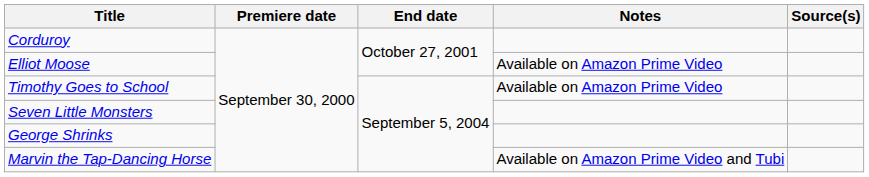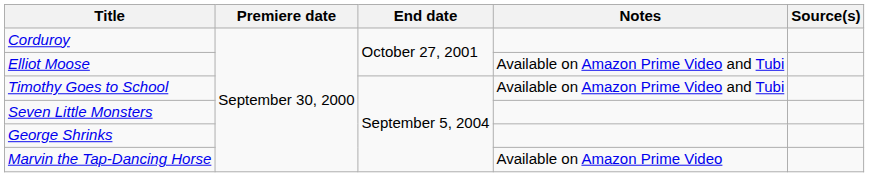(609, 64) Available on Amazon Prime Video -> (640, 64) Available on Amazon Prime Video and Tubi
(609, 87) Available on Amazon Prime Video -> (640, 87) Available on Amazon Prime Video and Tubi
(640, 159) Available on Amazon Prime Video and Tubi -> (609, 159) Available on Amazon Prime Video
